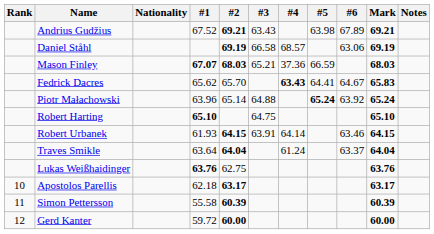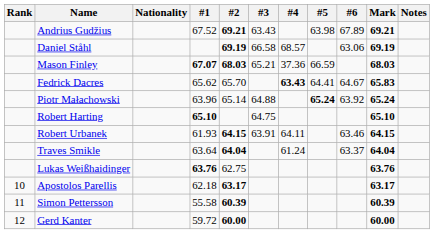(293, 133) 64.14 -> (293, 133) 64.11
